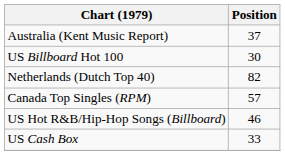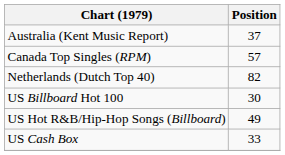rows swapped: (79, 98) <-> (65, 56)
(254, 118) 46 -> (254, 118) 49
